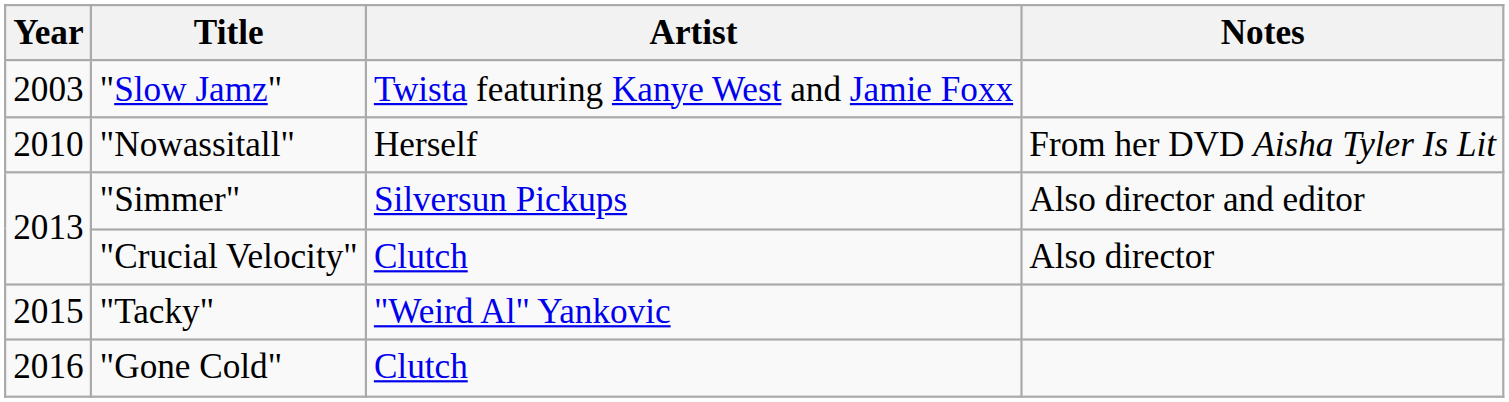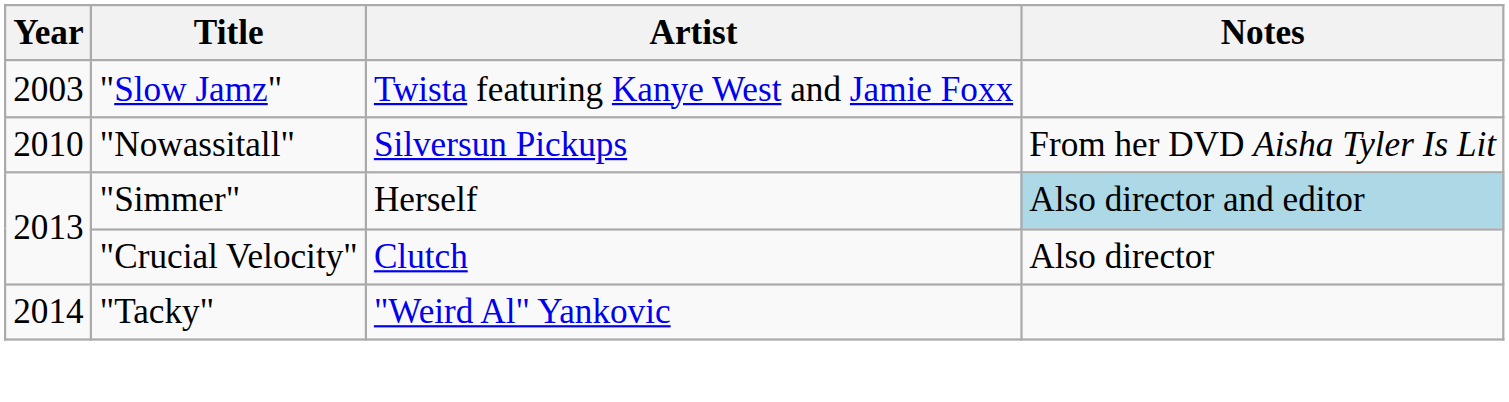(426, 144) Herself -> (501, 144) Silversun Pickups
(501, 199) Silversun Pickups -> (426, 199) Herself
(1197, 199) no background -> (1197, 199) lightblue background
(48, 311) 2015 -> (48, 311) 2014
- row: (191, 367)
